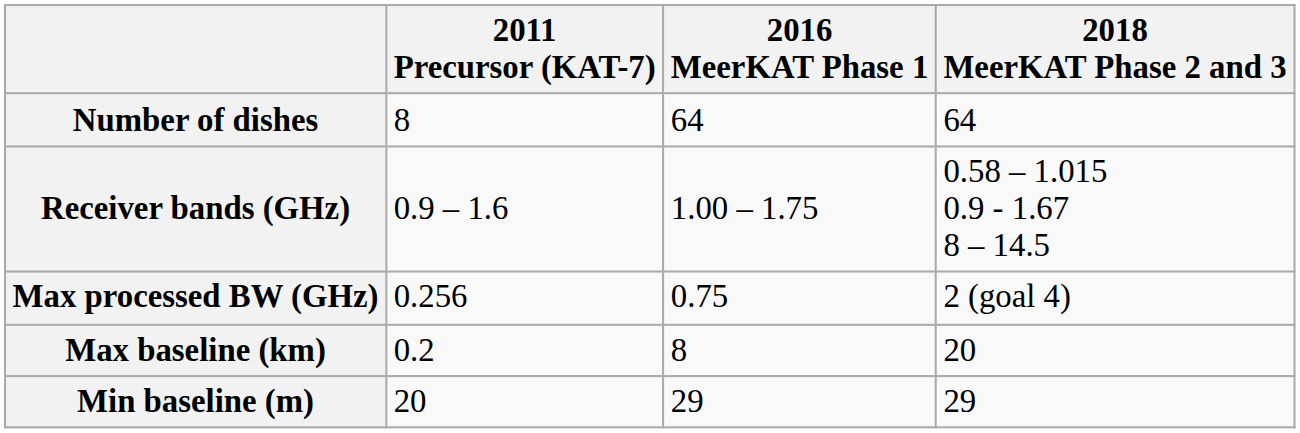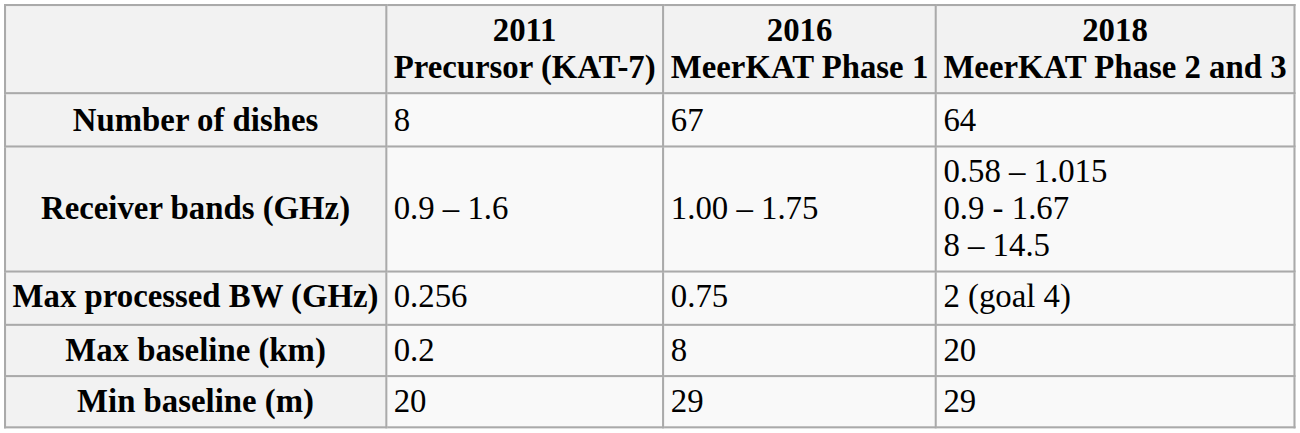(687, 119) 64 -> (687, 119) 67
